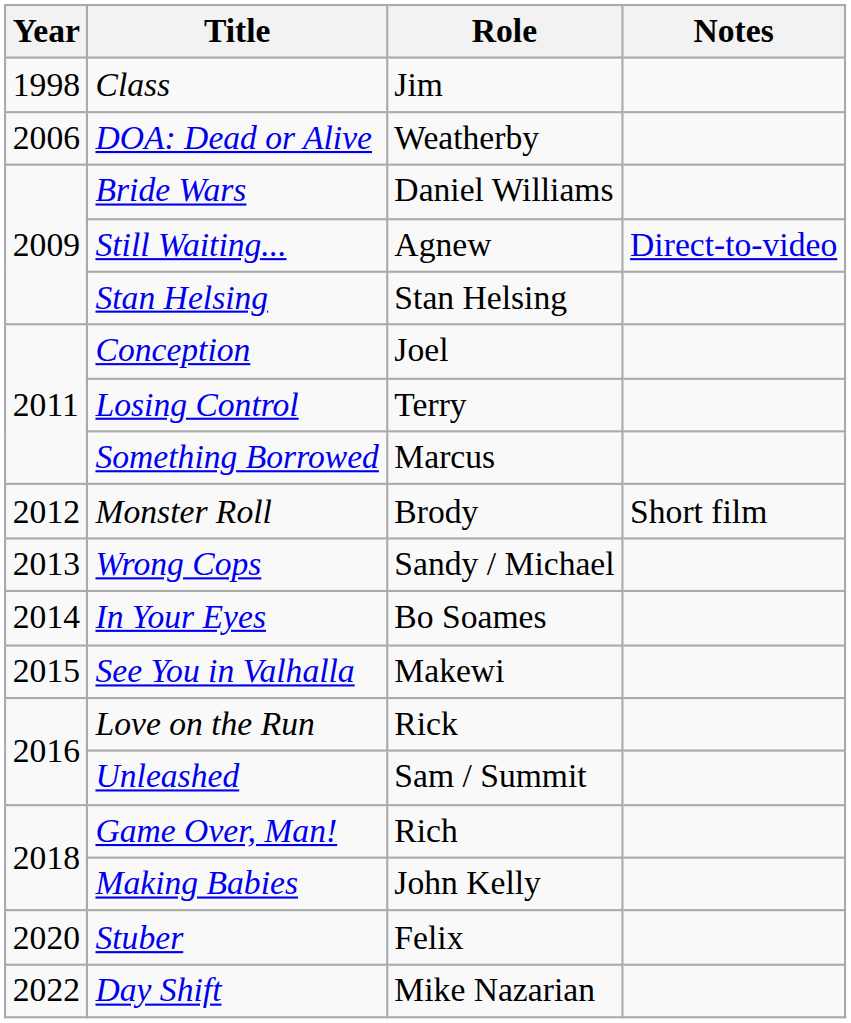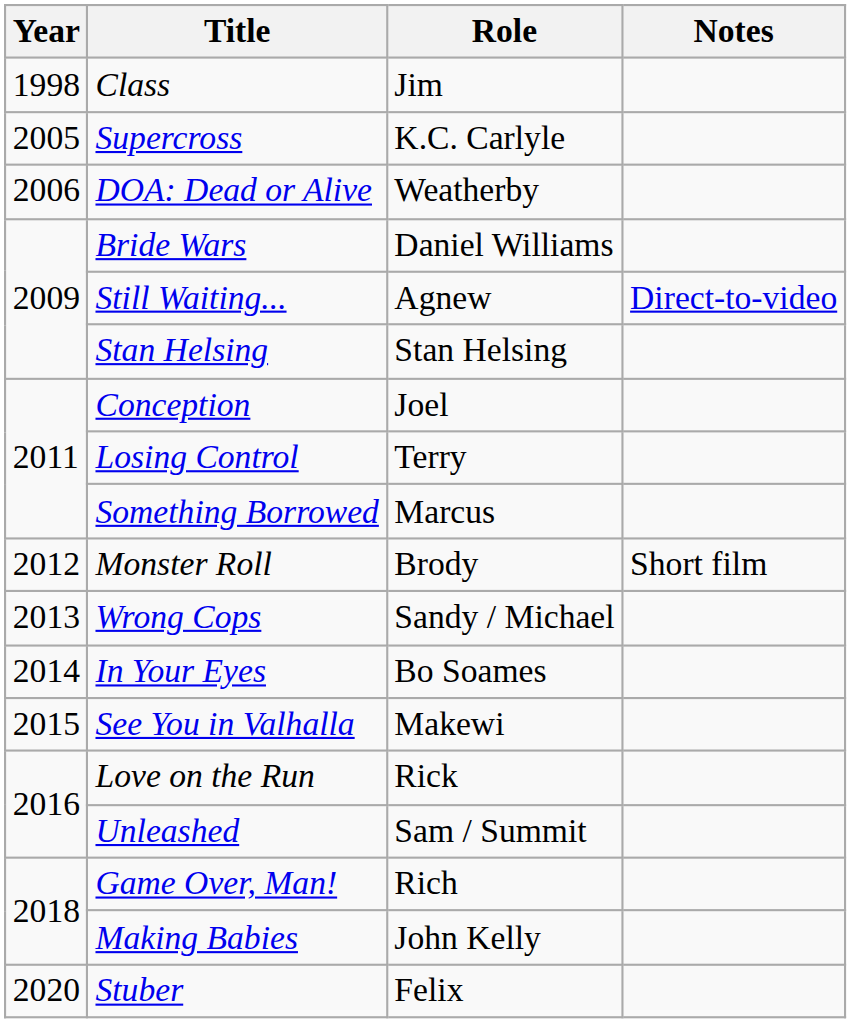+ row: (169, 137)
- row: (158, 990)
